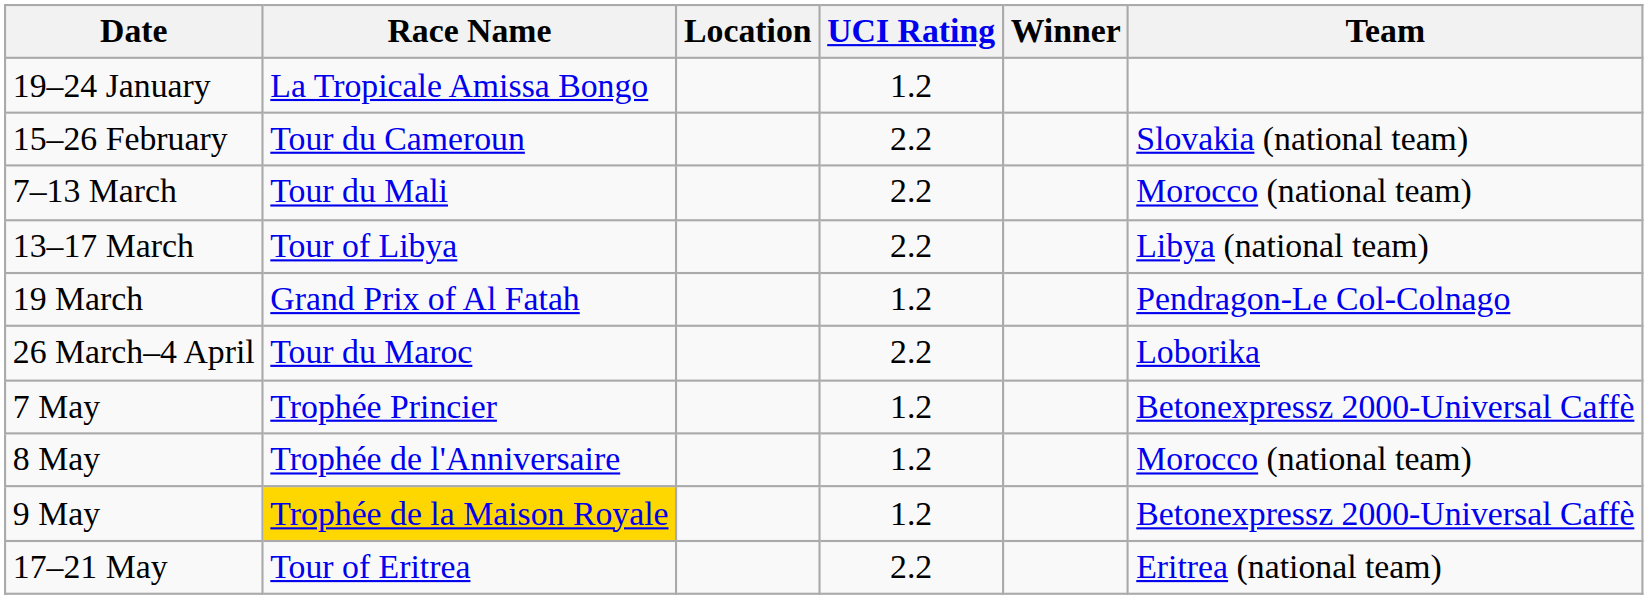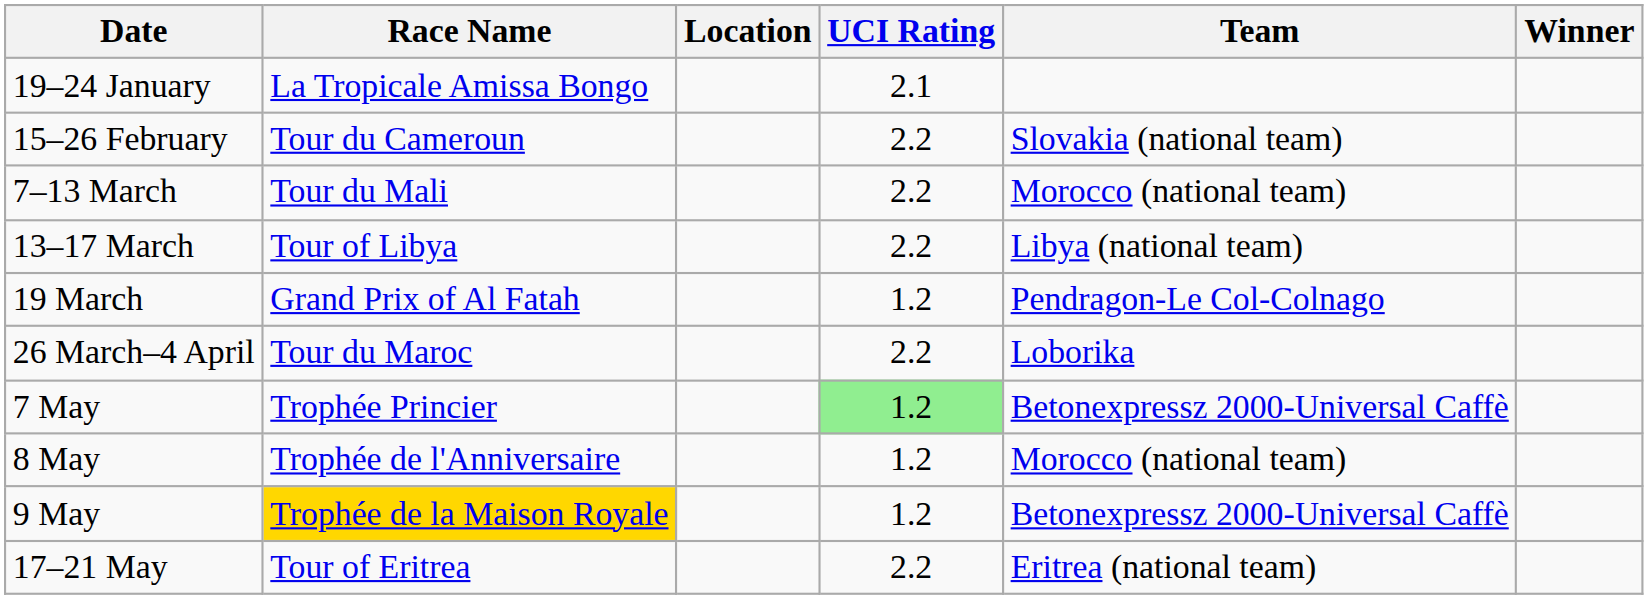columns swapped: (1066, 31) <-> (1385, 31)
(911, 84) 1.2 -> (911, 84) 2.1
(911, 406) no background -> (911, 406) lightgreen background
